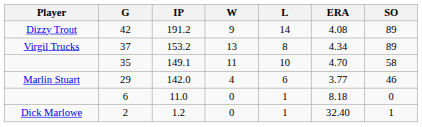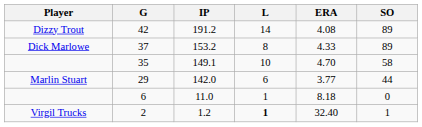- column: (232, 12)
(52, 46) Virgil Trucks -> (59, 46) Dick Marlowe
(338, 46) 4.34 -> (326, 46) 4.33
(391, 79) 46 -> (387, 79) 44
(52, 113) Dick Marlowe -> (59, 113) Virgil Trucks
(285, 113) normal -> (265, 113) bold
